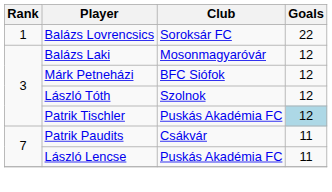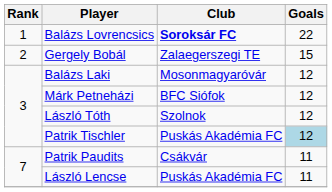(196, 34) normal -> (198, 34) bold
+ row: (85, 55)
